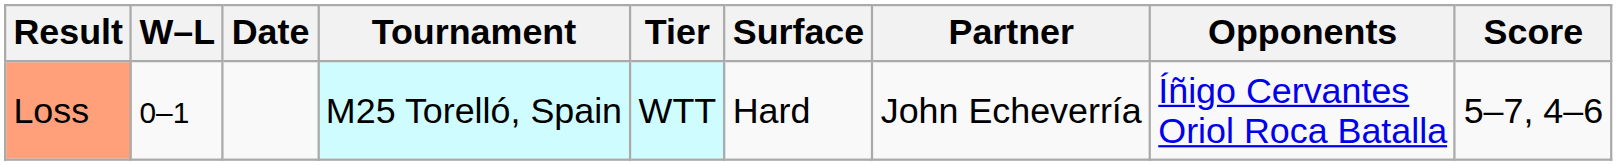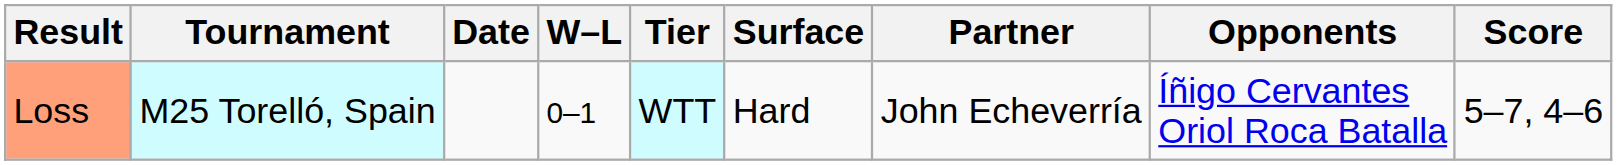columns swapped: (177, 32) <-> (474, 32)
